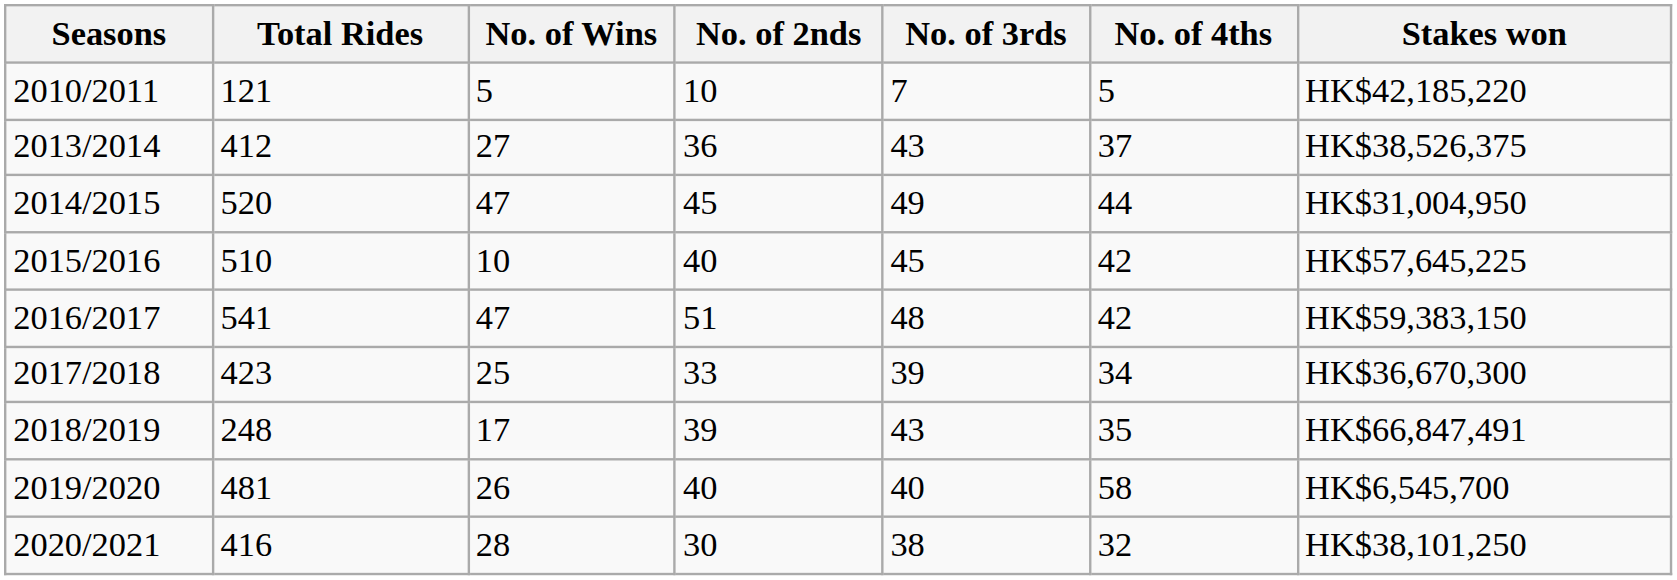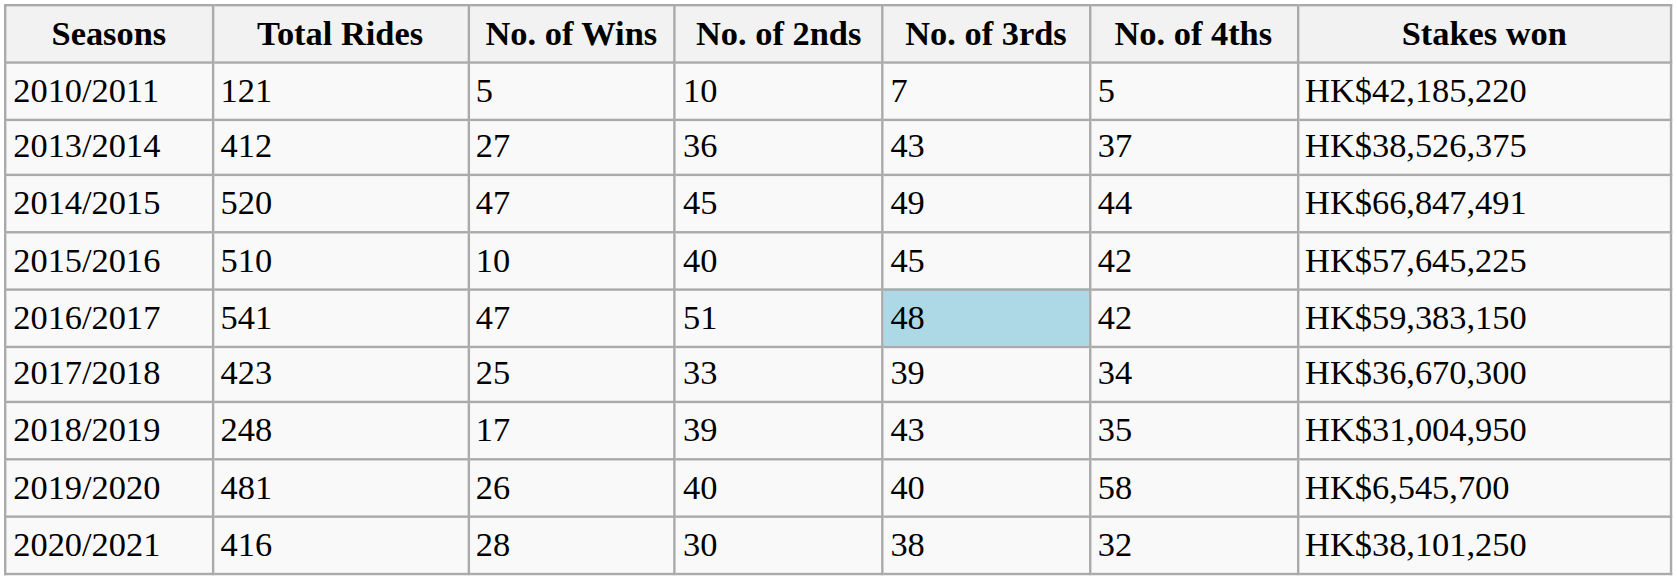(1416, 203) HK$31,004,950 -> (1416, 203) HK$66,847,491
(908, 317) no background -> (908, 317) lightblue background
(1416, 430) HK$66,847,491 -> (1416, 430) HK$31,004,950
